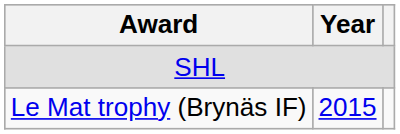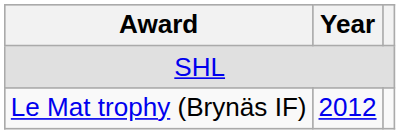(348, 107) 2015 -> (348, 107) 2012
